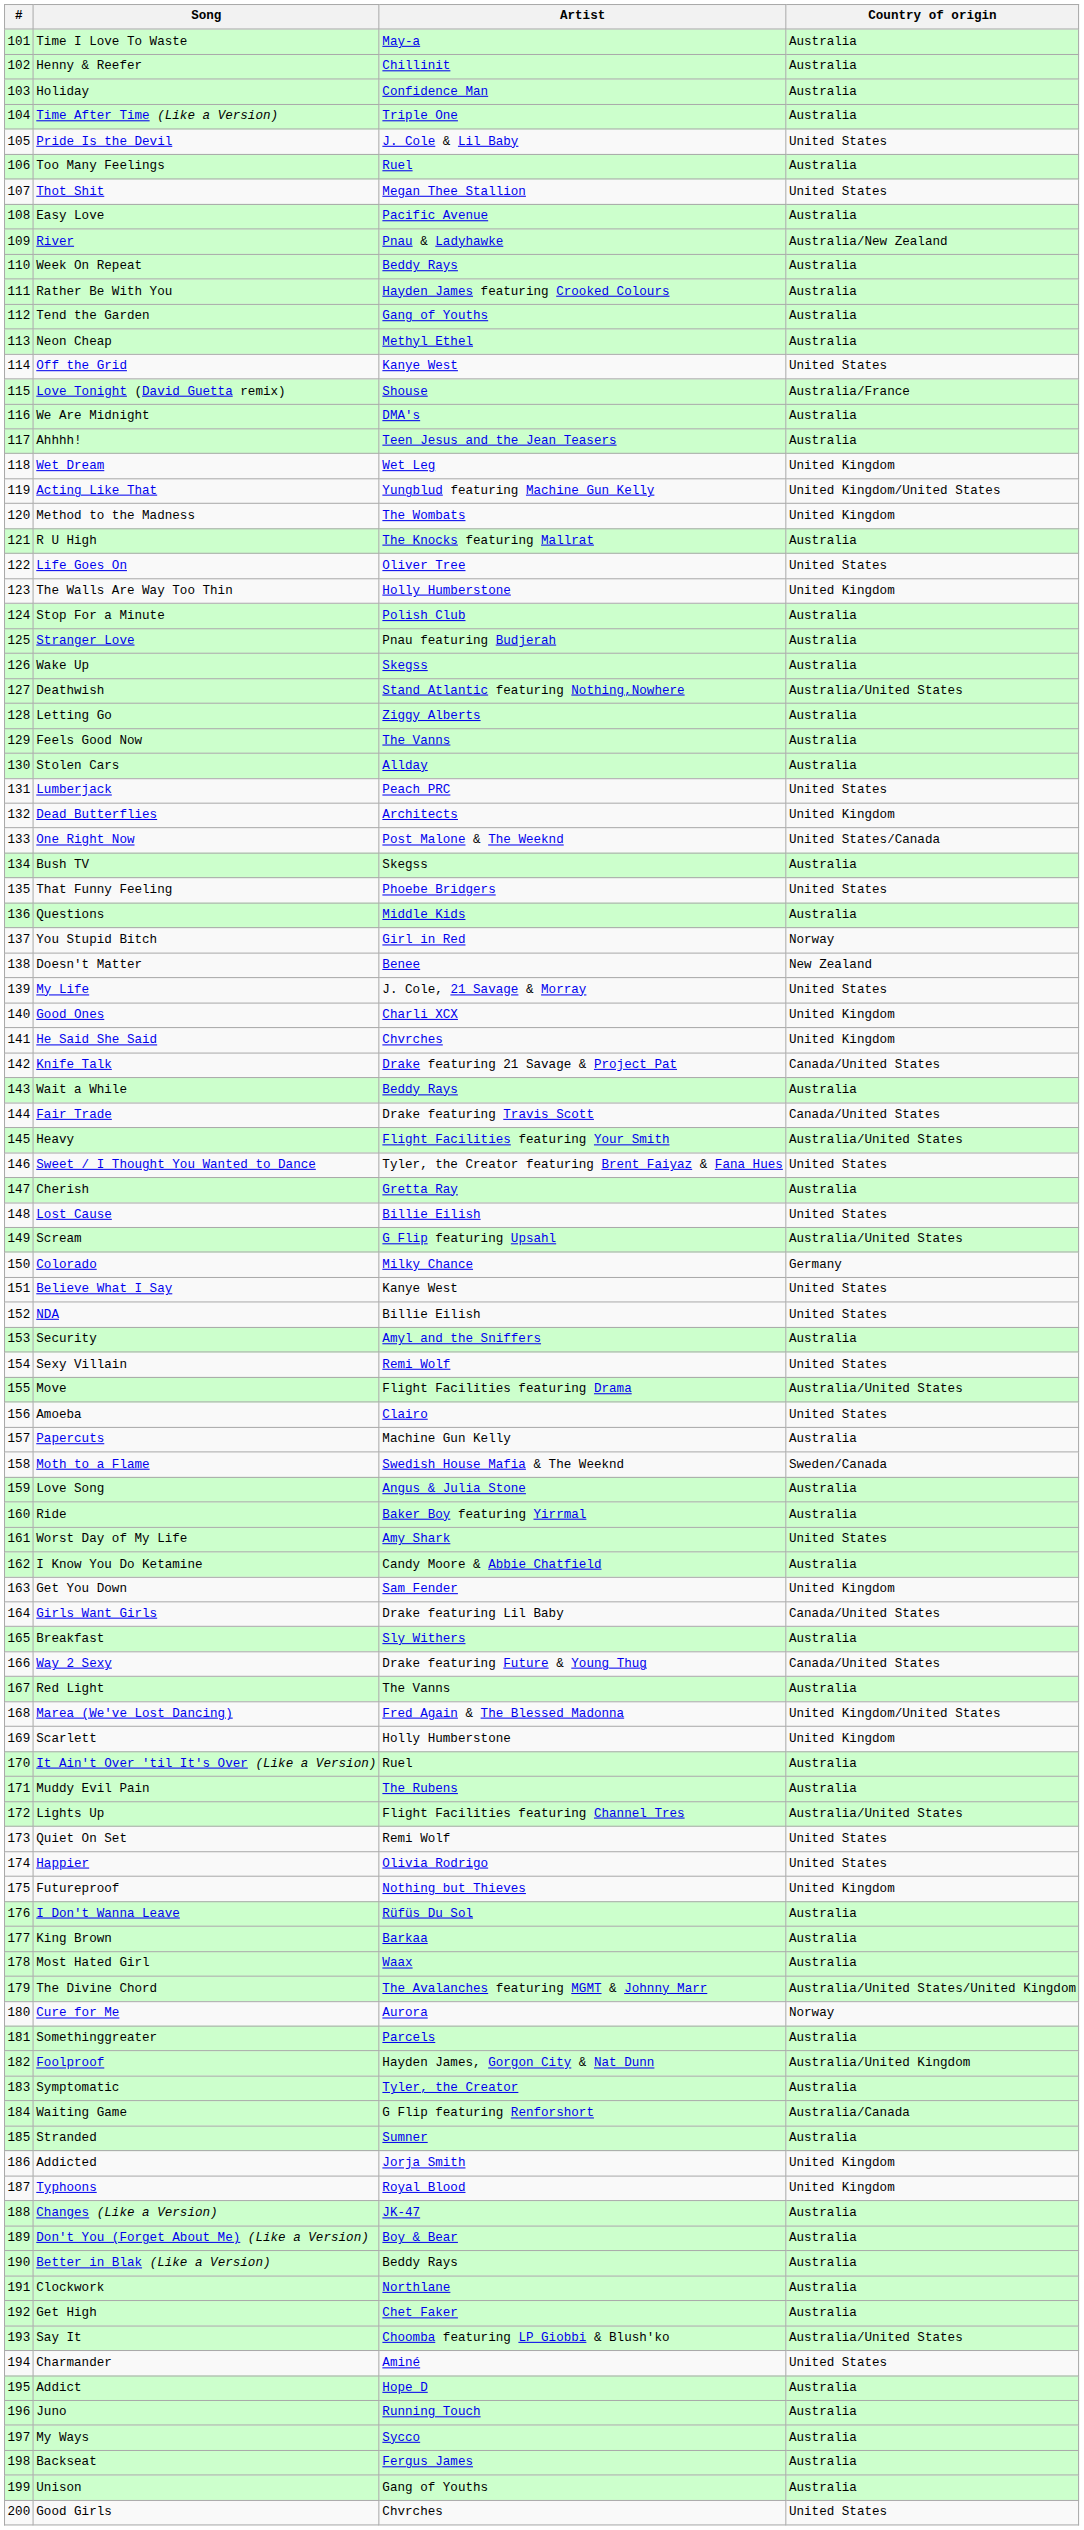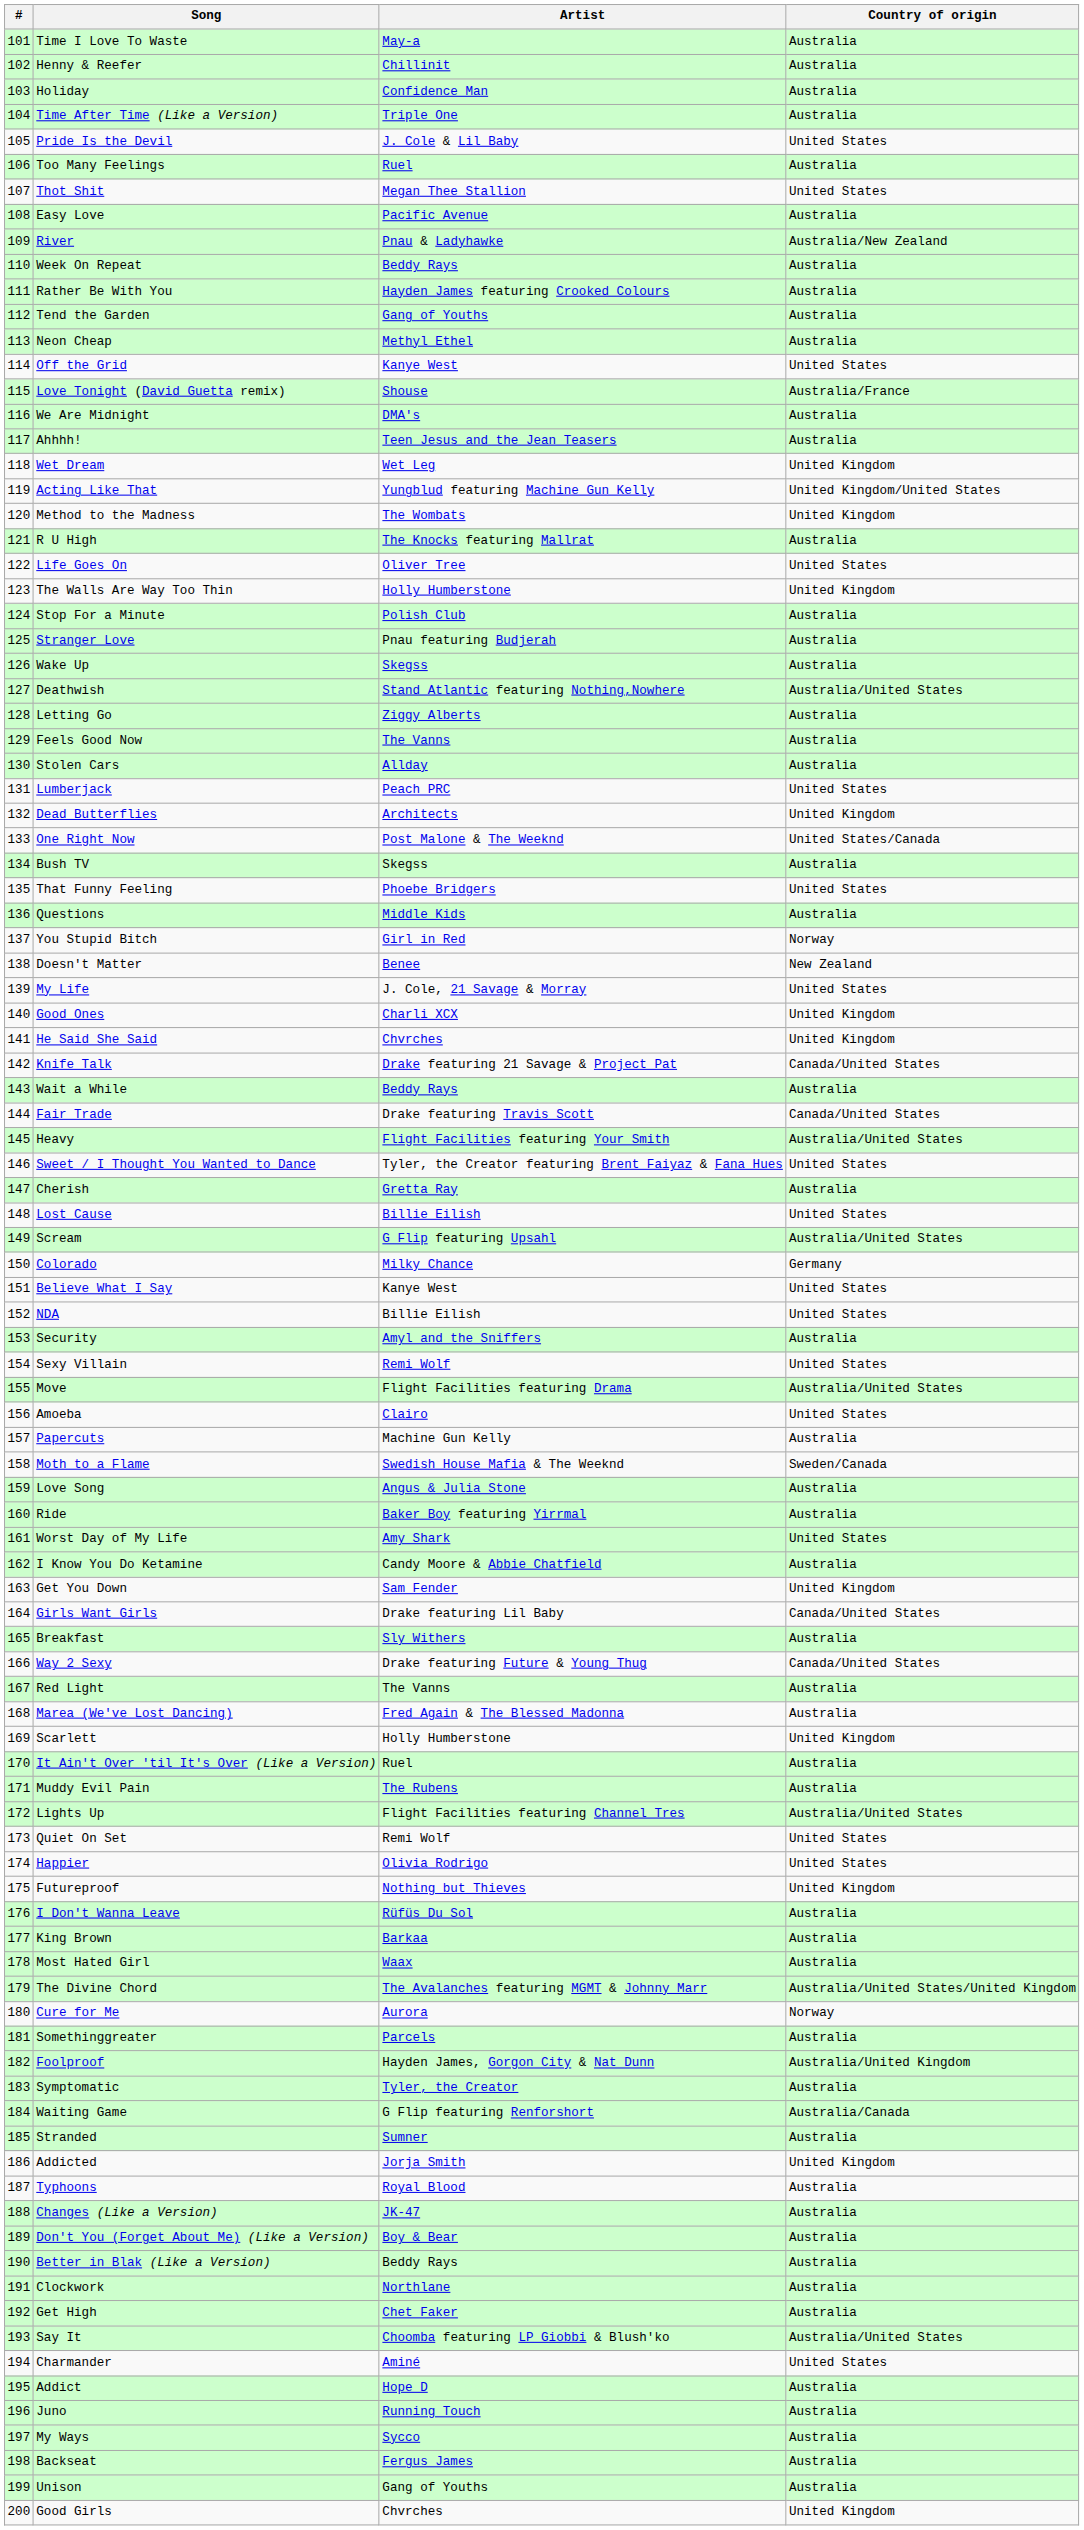(895, 1714) United Kingdom/United States -> (823, 1714) Australia
(842, 2188) United Kingdom -> (823, 2188) Australia
(838, 2513) United States -> (842, 2513) United Kingdom
